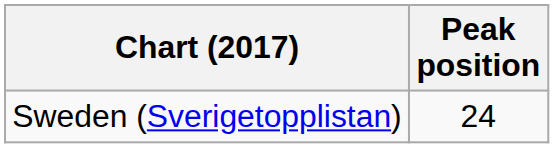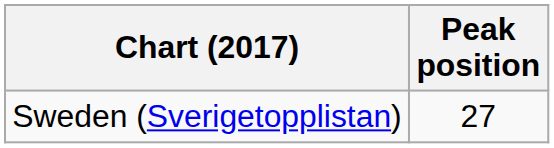(478, 116) 24 -> (478, 116) 27
